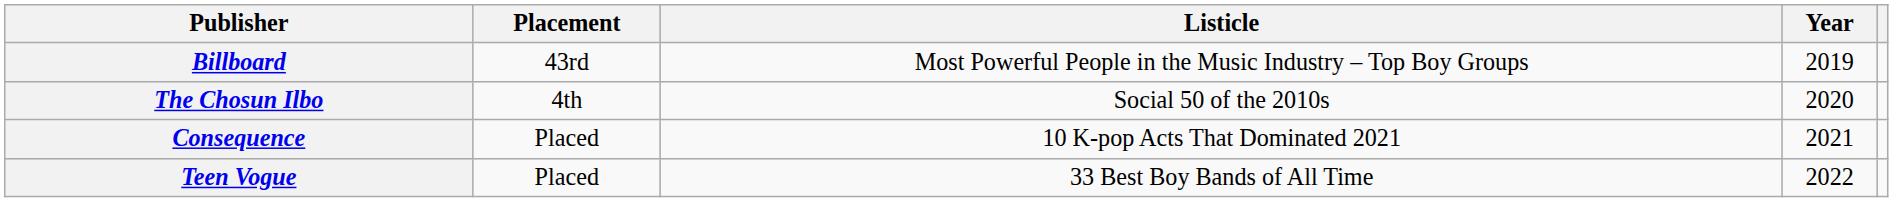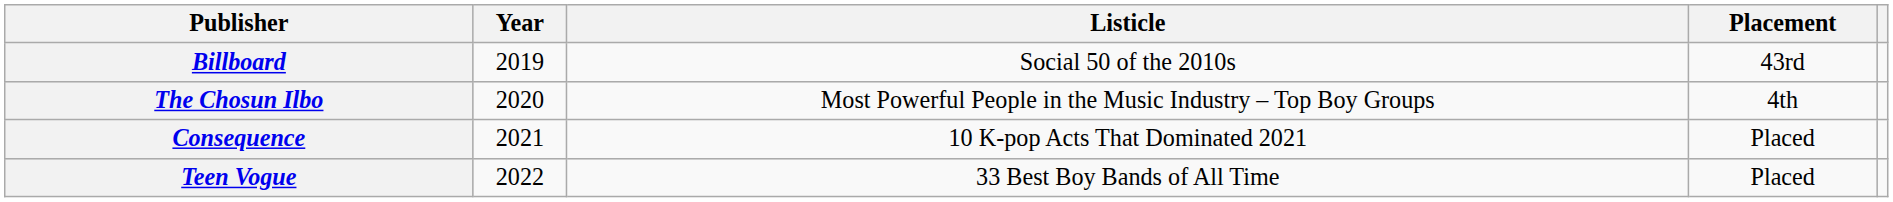columns swapped: (1830, 23) <-> (567, 23)
(1222, 61) Most Powerful People in the Music Industry – Top Boy Groups -> (1128, 61) Social 50 of the 2010s
(1222, 100) Social 50 of the 2010s -> (1128, 100) Most Powerful People in the Music Industry – Top Boy Groups
